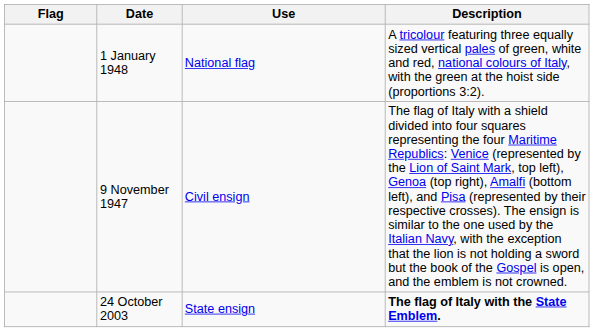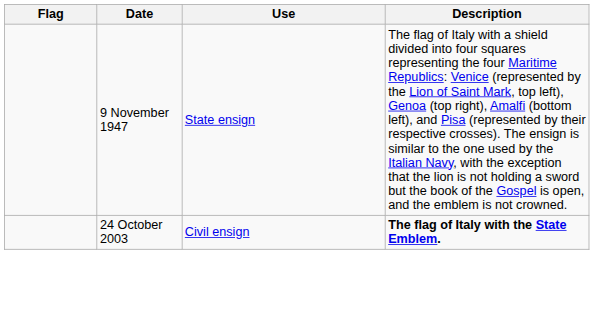- row: (128, 63)
(217, 196) Civil ensign -> (220, 119) State ensign
(220, 309) State ensign -> (217, 232) Civil ensign
